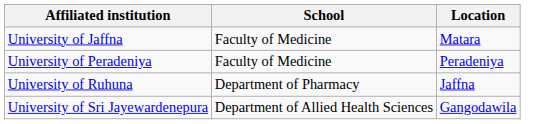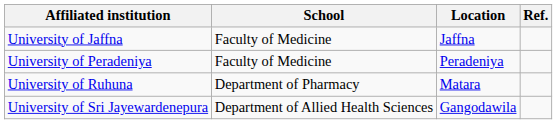+ column: (536, 15)
(460, 38) Matara -> (457, 38) Jaffna
(457, 84) Jaffna -> (460, 84) Matara
